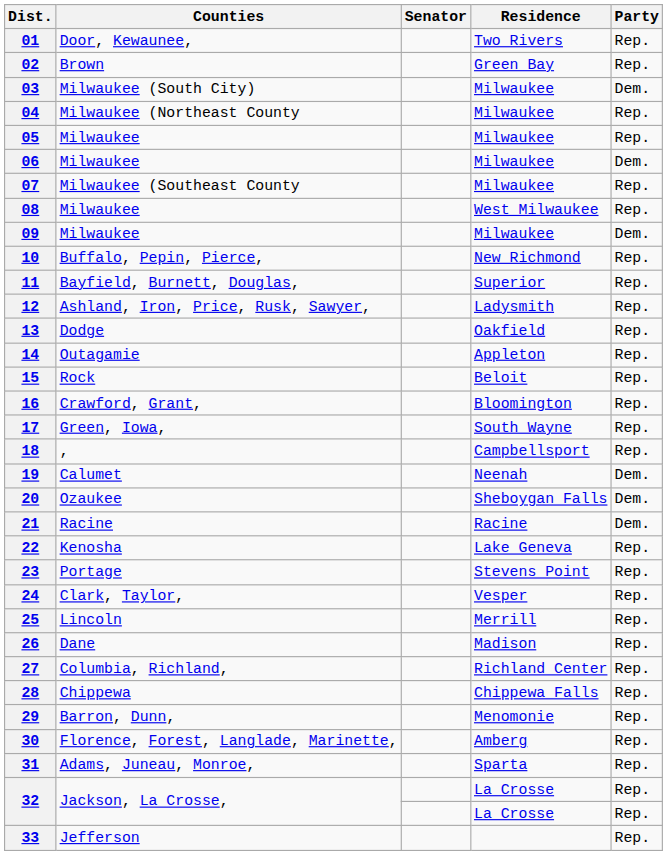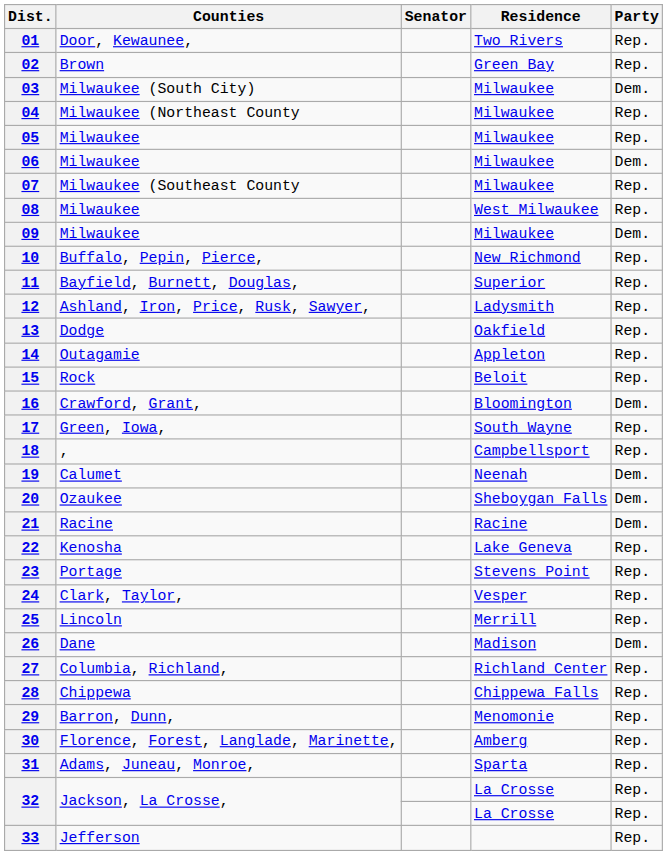(632, 403) Rep. -> (632, 403) Dem.
(632, 645) Rep. -> (632, 645) Dem.
